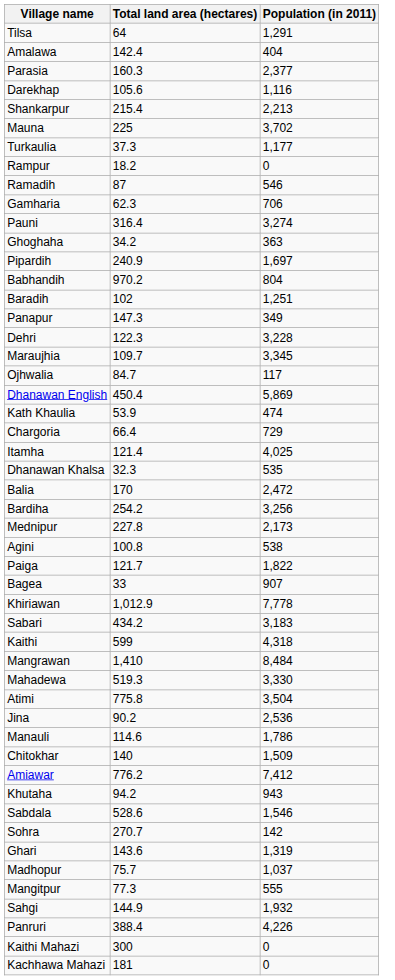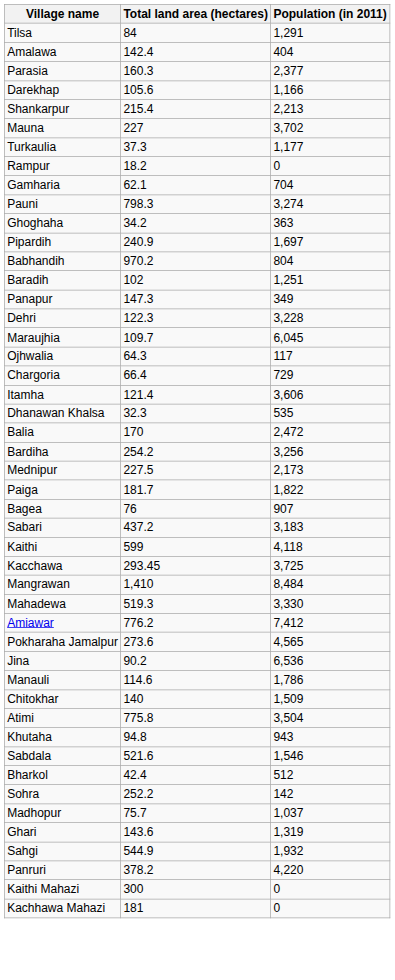(119, 33) 64 -> (130, 33) 84
(277, 90) 1,116 -> (288, 90) 1,166
(123, 128) 225 -> (133, 128) 227
- row: (31, 185)
(124, 204) 62.3 -> (135, 185) 62.1
(273, 204) 706 -> (283, 185) 704
(128, 223) 316.4 -> (138, 204) 798.3
(278, 356) 3,345 -> (288, 337) 6,045
(124, 375) 84.7 -> (135, 356) 64.3
- row: (57, 394)
- row: (41, 413)
(278, 451) 4,025 -> (288, 394) 3,606
(128, 527) 227.8 -> (138, 470) 227.5
- row: (20, 546)
(128, 565) 121.7 -> (138, 489) 181.7
(119, 584) 33 -> (130, 508) 76
- row: (33, 603)
(128, 623) 434.2 -> (138, 527) 437.2
(278, 642) 4,318 -> (288, 546) 4,118
+ row: (35, 565)
rows swapped: (20, 699) <-> (30, 775)
+ row: (63, 642)
(278, 718) 2,536 -> (288, 661) 6,536
(124, 794) 94.2 -> (135, 737) 94.8
(128, 813) 528.6 -> (138, 756) 521.6
+ row: (27, 775)
(128, 832) 270.7 -> (138, 794) 252.2
rows swapped: (22, 851) <-> (34, 870)
- row: (34, 889)
(128, 908) 144.9 -> (138, 851) 544.9
(128, 927) 388.4 -> (138, 870) 378.2
(278, 927) 4,226 -> (288, 870) 4,220
